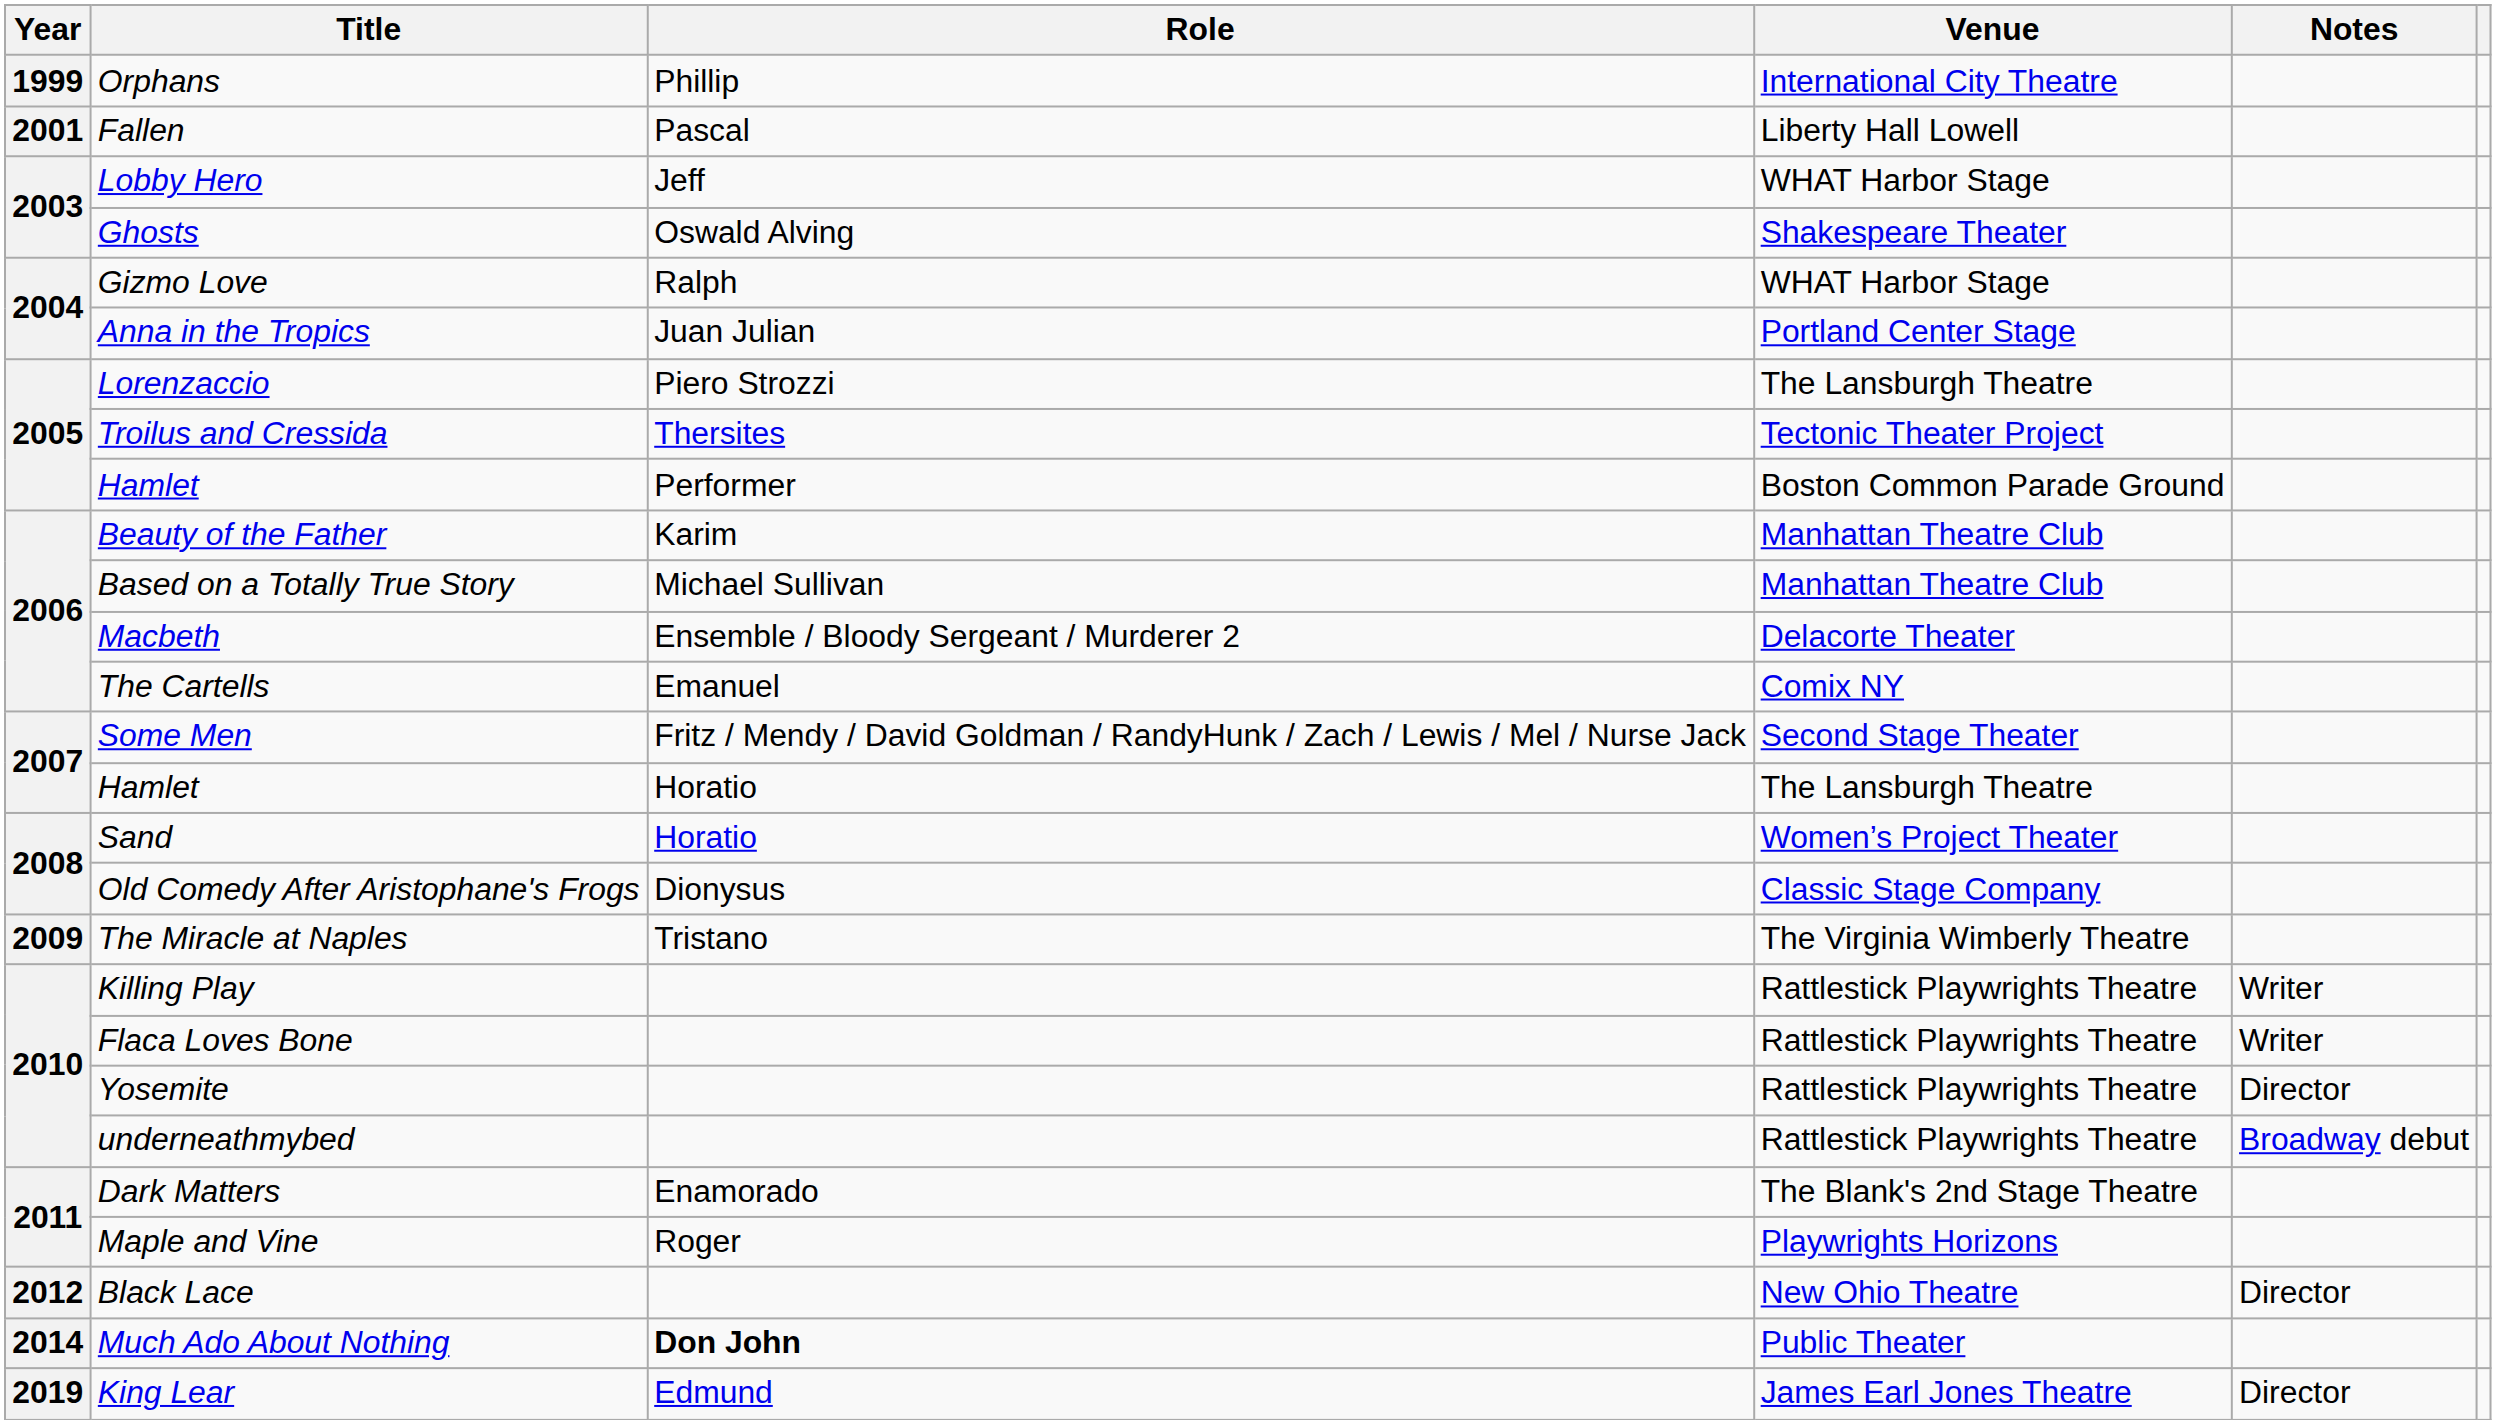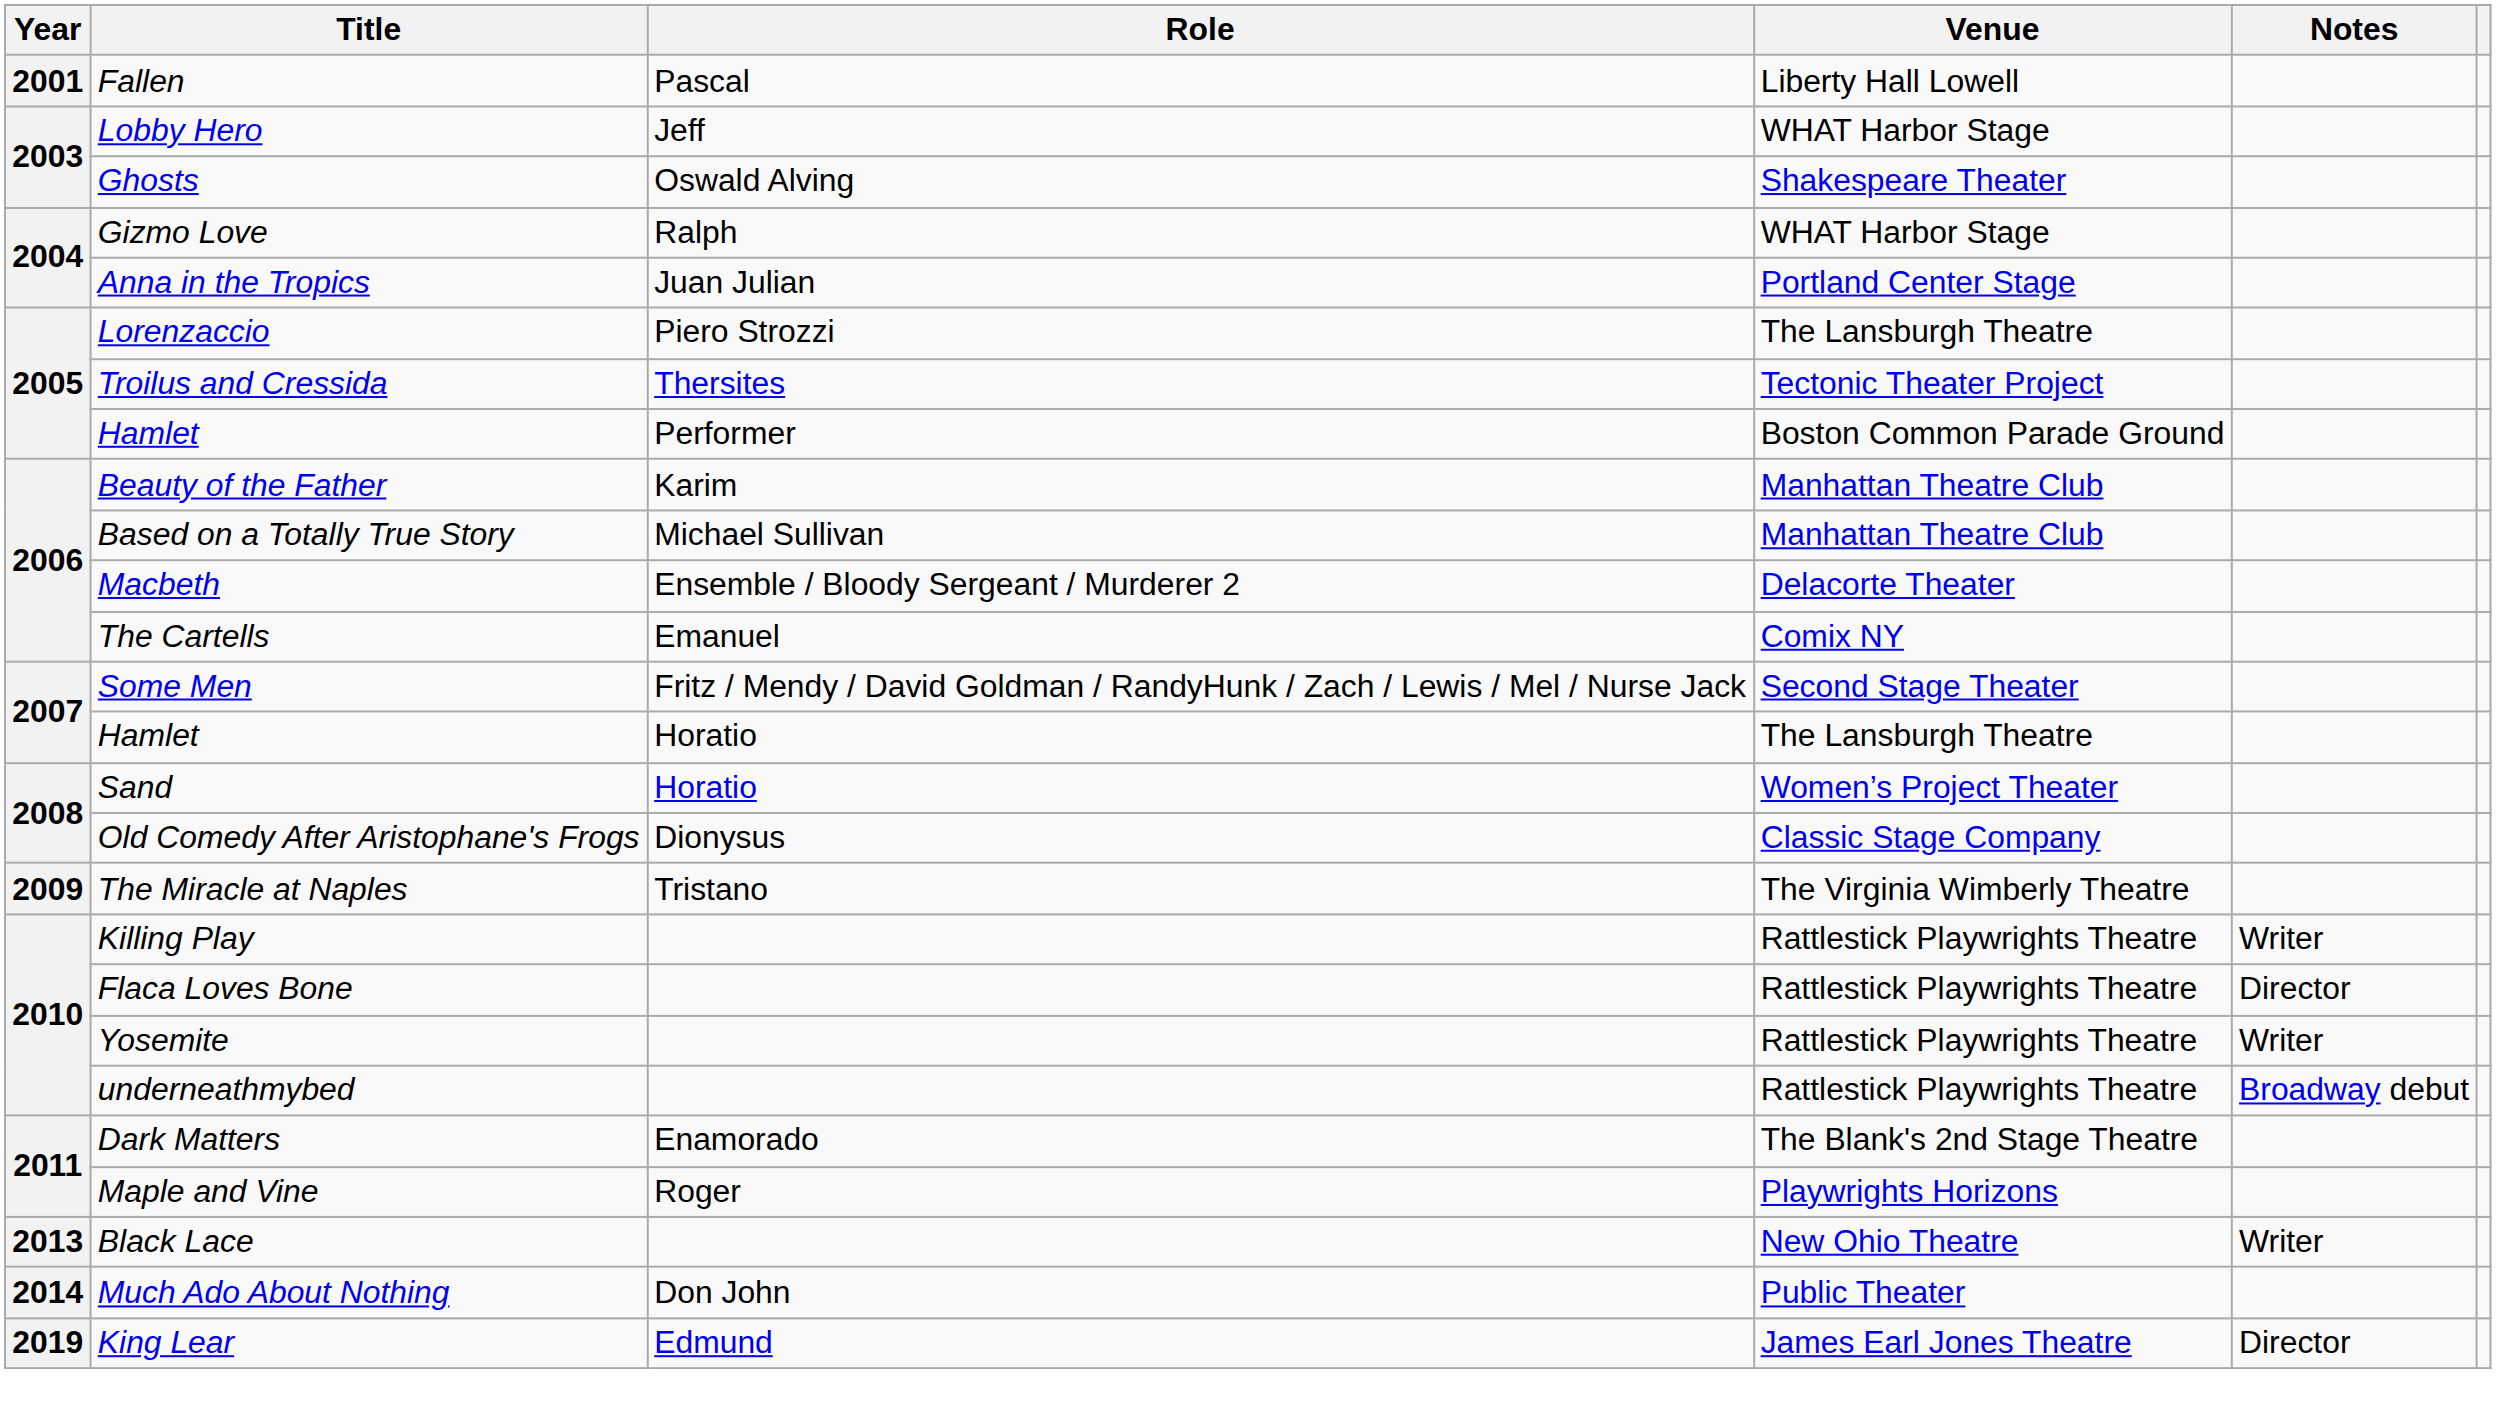- row: (159, 80)
(2281, 1039) Writer -> (2295, 989) Director
(2295, 1090) Director -> (2281, 1039) Writer
(48, 1292) 2012 -> (48, 1241) 2013
(2295, 1292) Director -> (2281, 1241) Writer
(728, 1342) bold -> (722, 1292) normal
